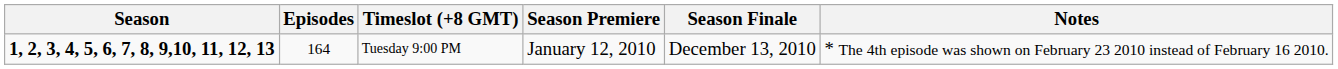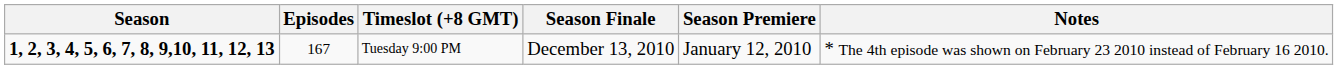columns swapped: (594, 19) <-> (742, 19)
(319, 49) 164 -> (319, 49) 167
